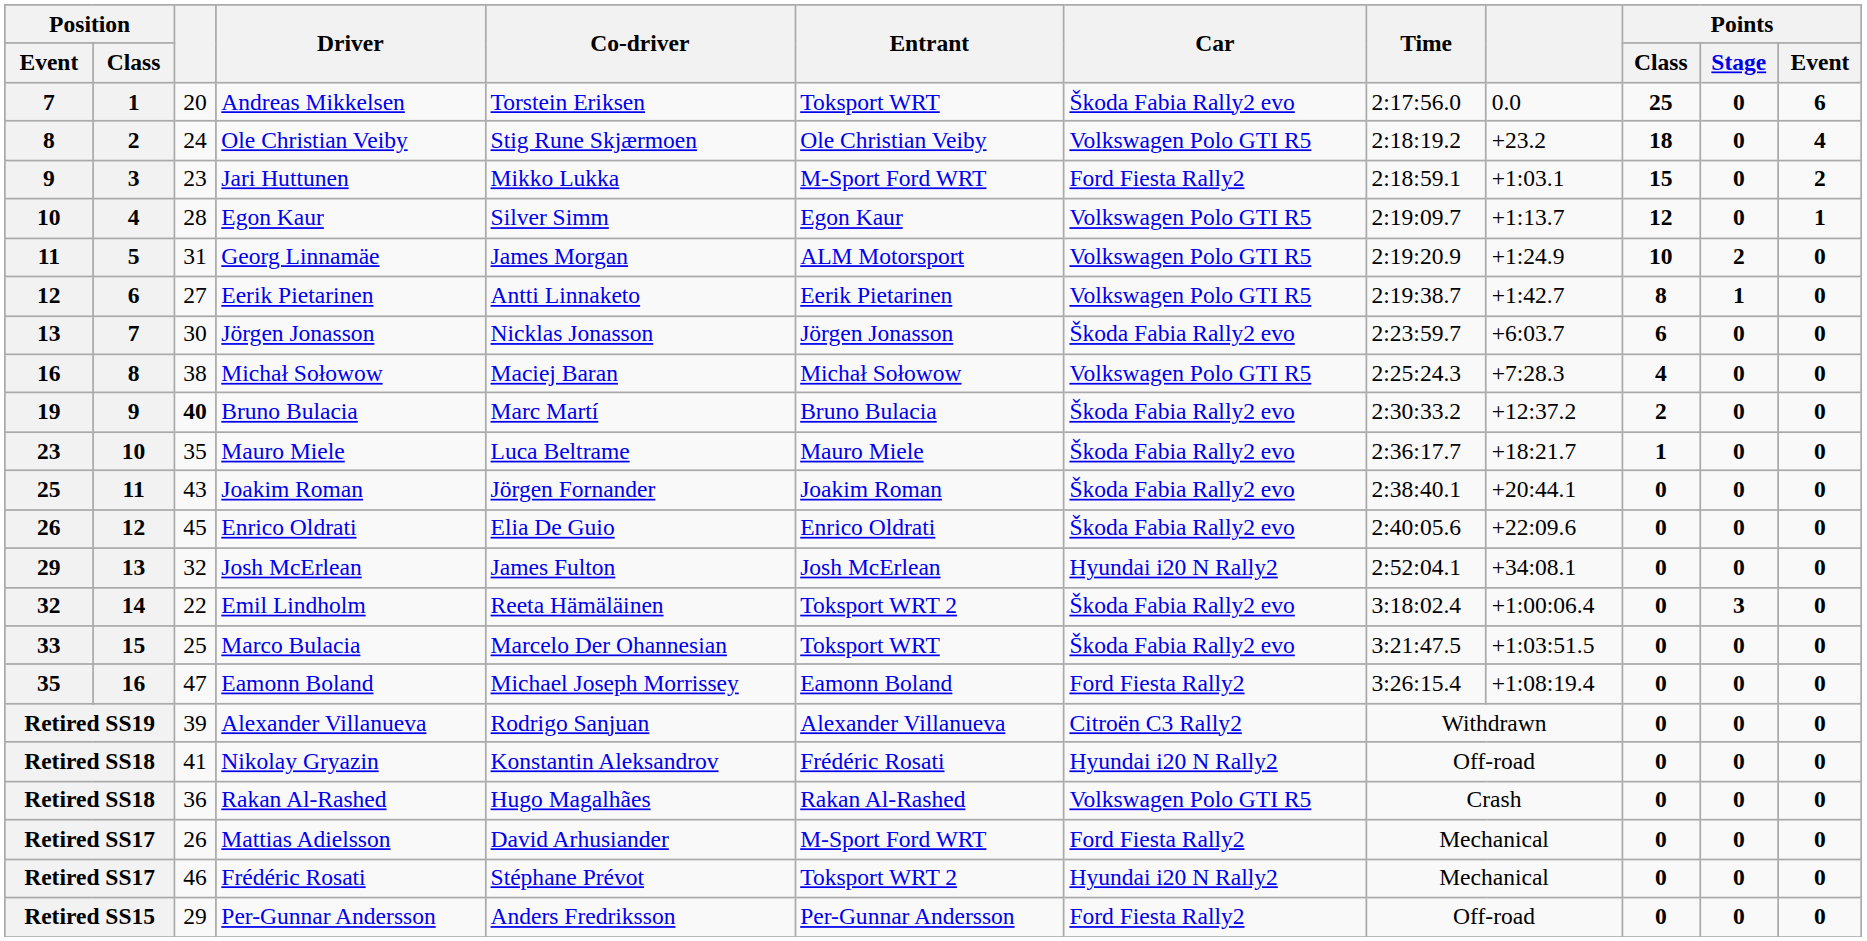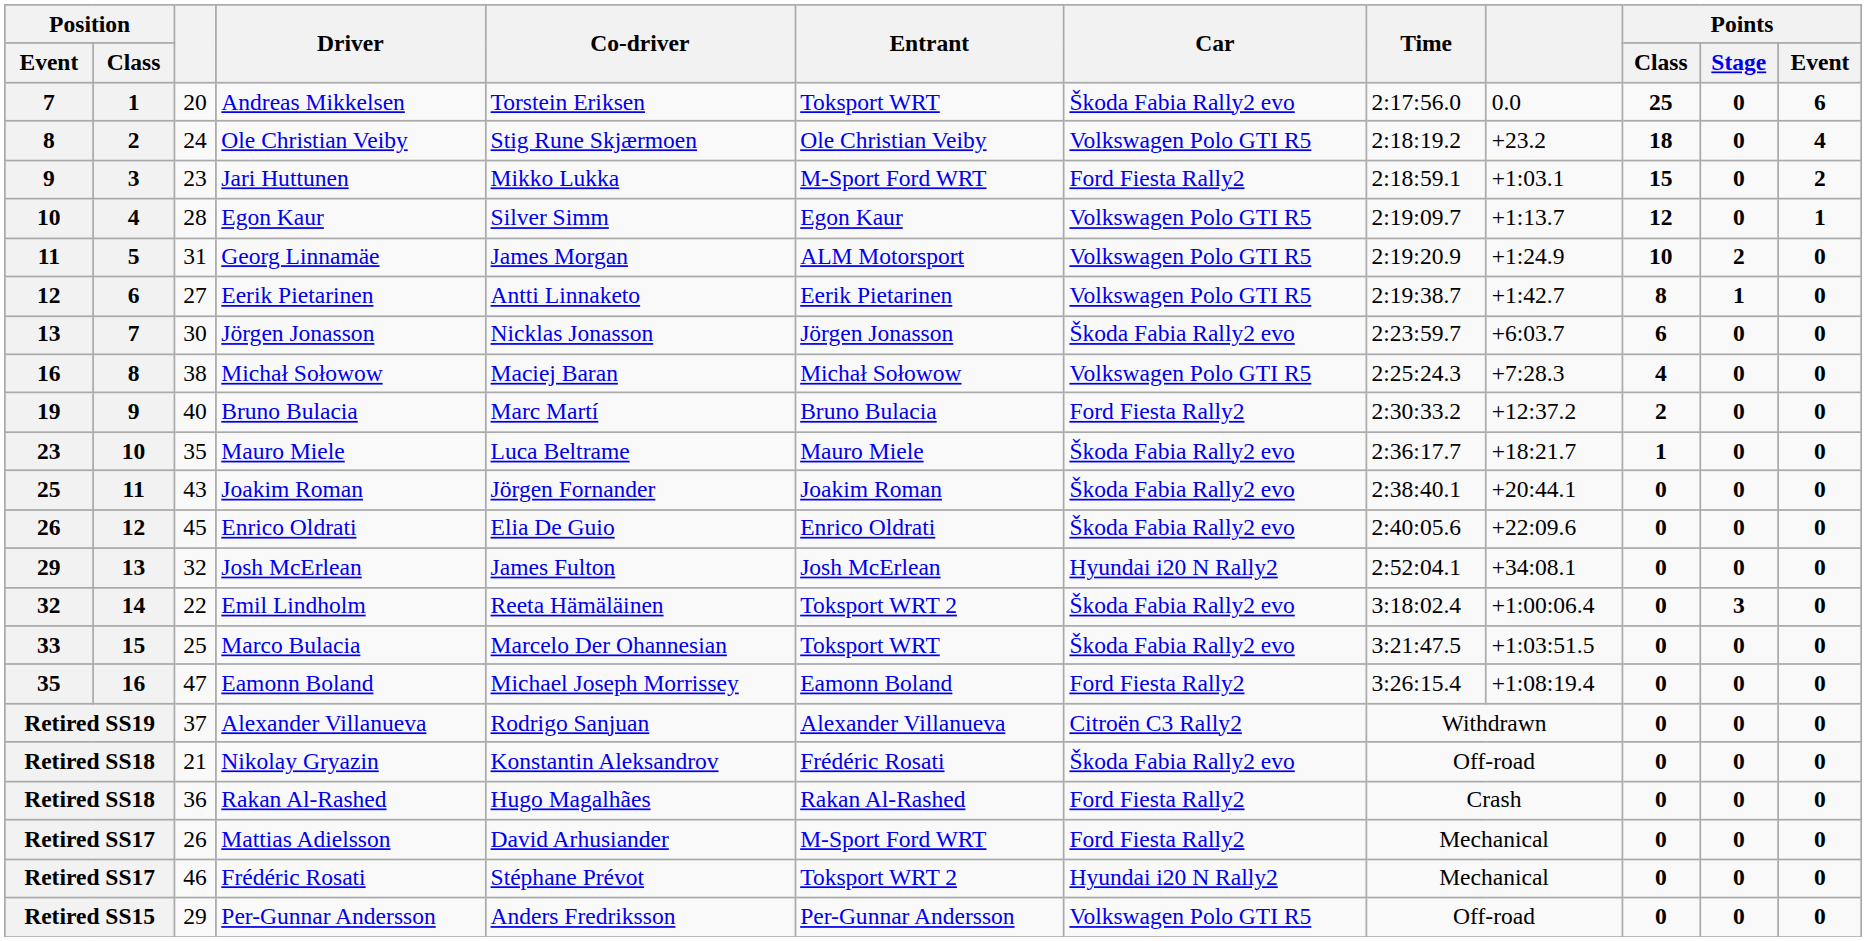(195, 411) bold -> (195, 411) normal
(1182, 411) Škoda Fabia Rally2 evo -> (1157, 411) Ford Fiesta Rally2
(195, 722) 39 -> (195, 722) 37
(195, 761) 41 -> (195, 761) 21
(1174, 761) Hyundai i20 N Rally2 -> (1182, 761) Škoda Fabia Rally2 evo
(1190, 799) Volkswagen Polo GTI R5 -> (1157, 799) Ford Fiesta Rally2
(1157, 916) Ford Fiesta Rally2 -> (1190, 916) Volkswagen Polo GTI R5
